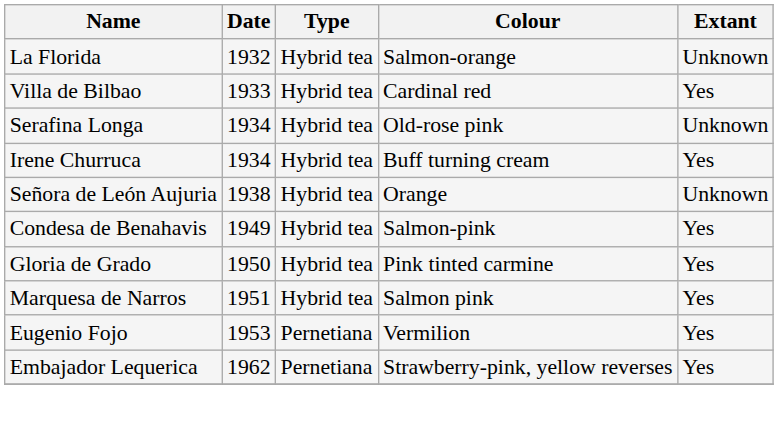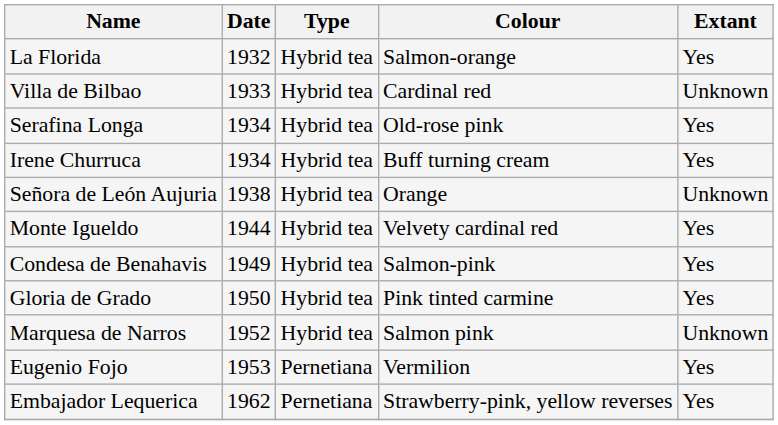(725, 56) Unknown -> (698, 56) Yes
(698, 90) Yes -> (725, 90) Unknown
(725, 125) Unknown -> (698, 125) Yes
+ row: (74, 228)
(249, 297) 1951 -> (249, 332) 1952
(698, 297) Yes -> (725, 332) Unknown
